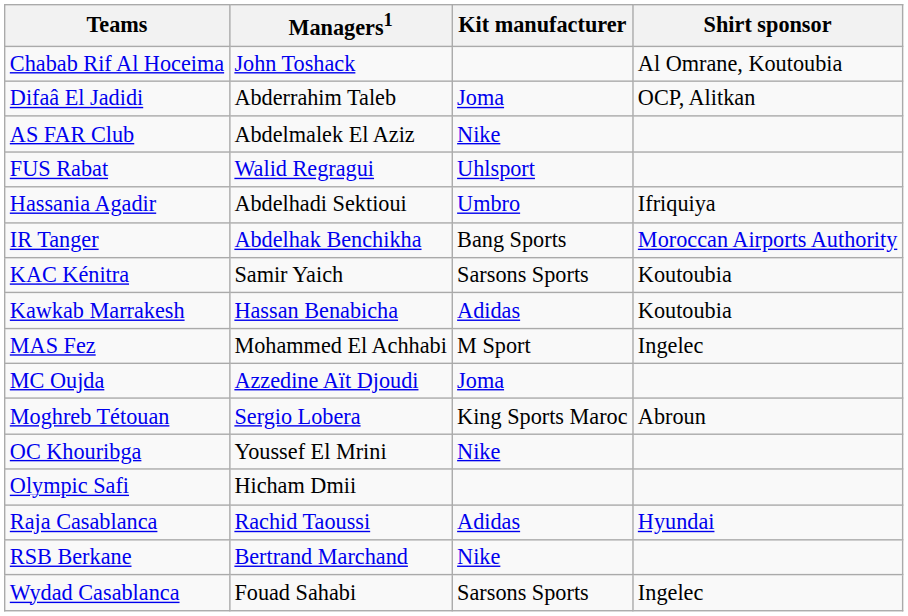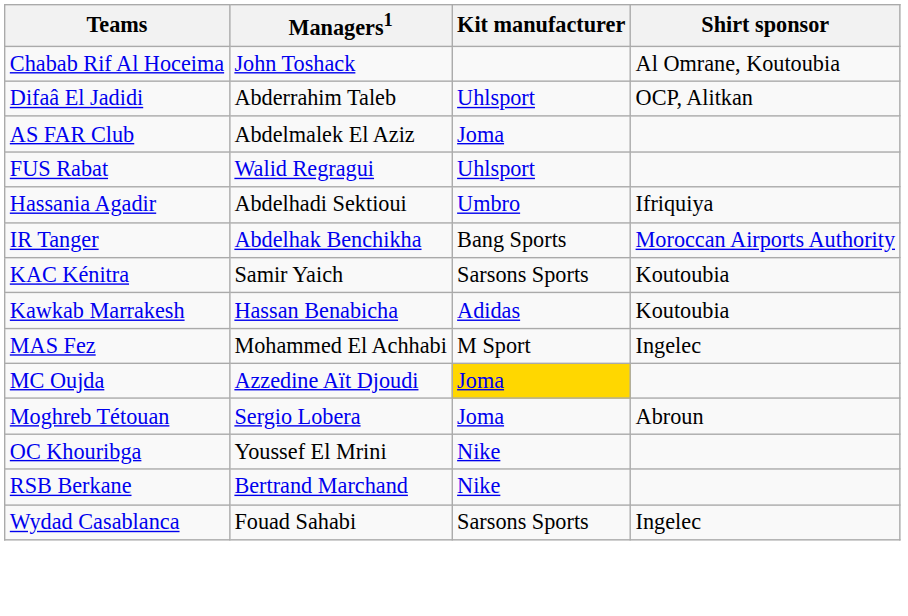(481, 98) Joma -> (496, 98) Uhlsport
(479, 133) Nike -> (481, 133) Joma
(481, 380) no background -> (481, 380) gold background
(542, 416) King Sports Maroc -> (481, 416) Joma
- row: (69, 486)
- row: (84, 521)
